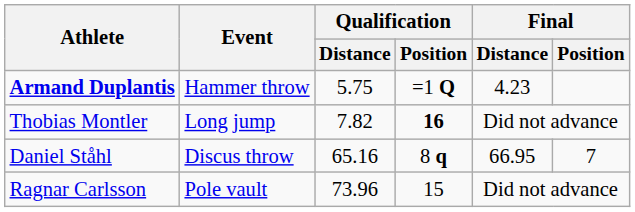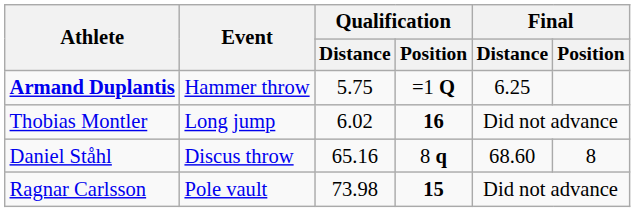(512, 87) 4.23 -> (512, 87) 6.25
(355, 121) 7.82 -> (355, 121) 6.02
(512, 155) 66.95 -> (512, 155) 68.60
(591, 155) 7 -> (591, 155) 8
(355, 189) 73.96 -> (355, 189) 73.98
(434, 189) normal -> (434, 189) bold
